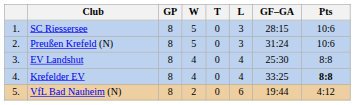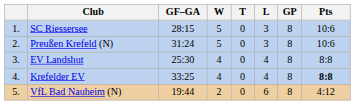columns swapped: (170, 12) <-> (277, 12)
